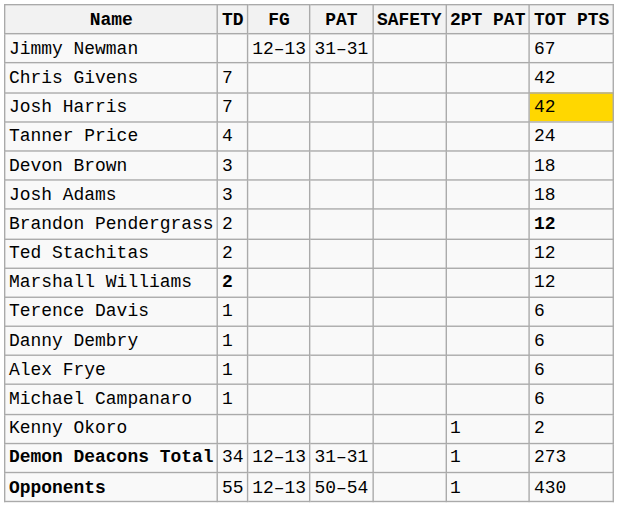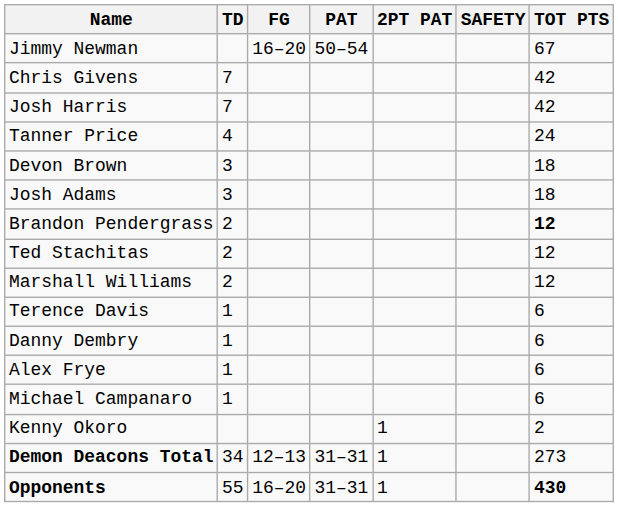columns swapped: (488, 19) <-> (409, 19)
(279, 49) 12–13 -> (279, 49) 16–20
(341, 49) 31–31 -> (341, 49) 50–54
(545, 107) gold background -> (545, 107) no background
(227, 282) bold -> (227, 282) normal
(279, 487) 12–13 -> (279, 487) 16–20
(341, 487) 50–54 -> (341, 487) 31–31
(550, 487) normal -> (550, 487) bold
